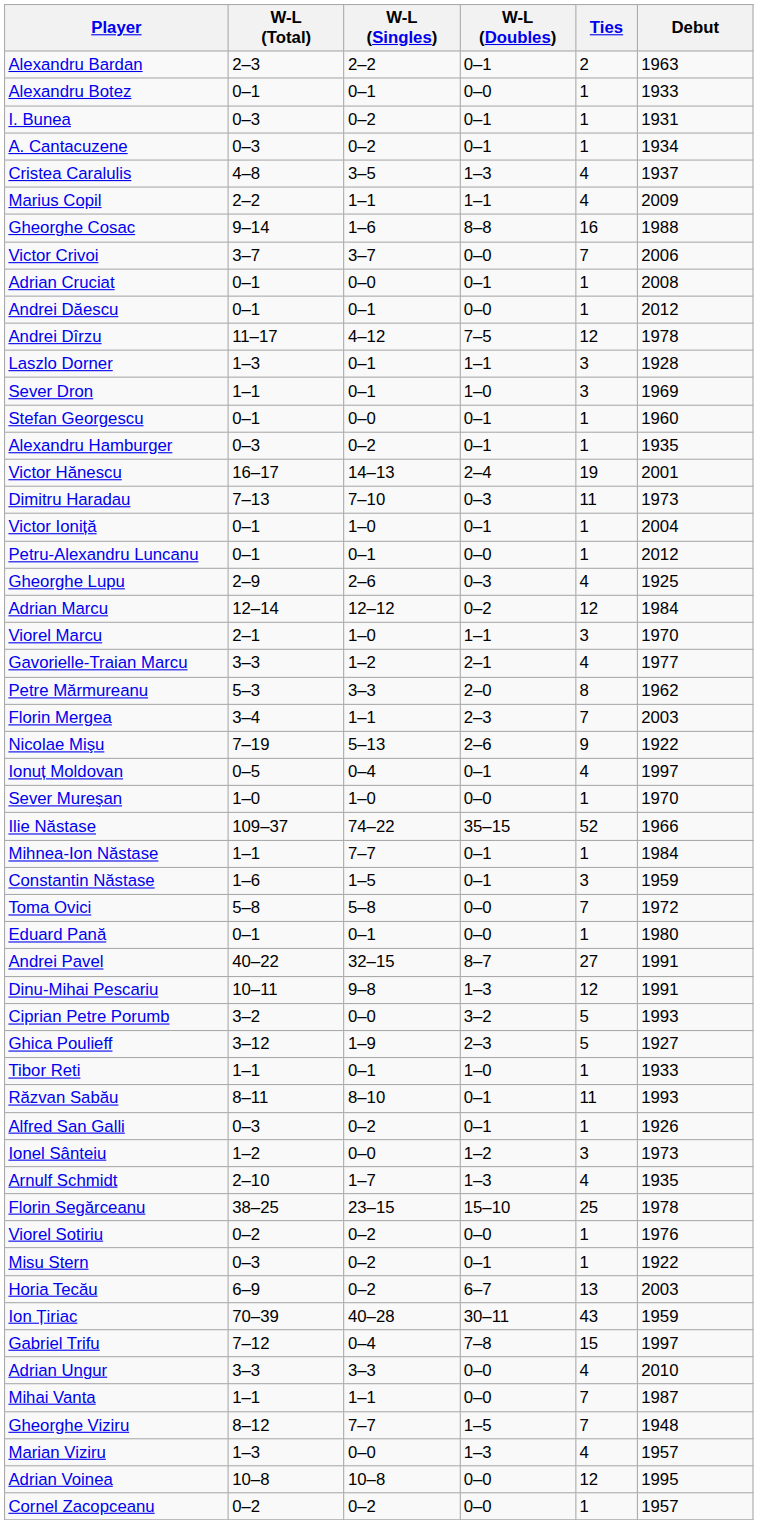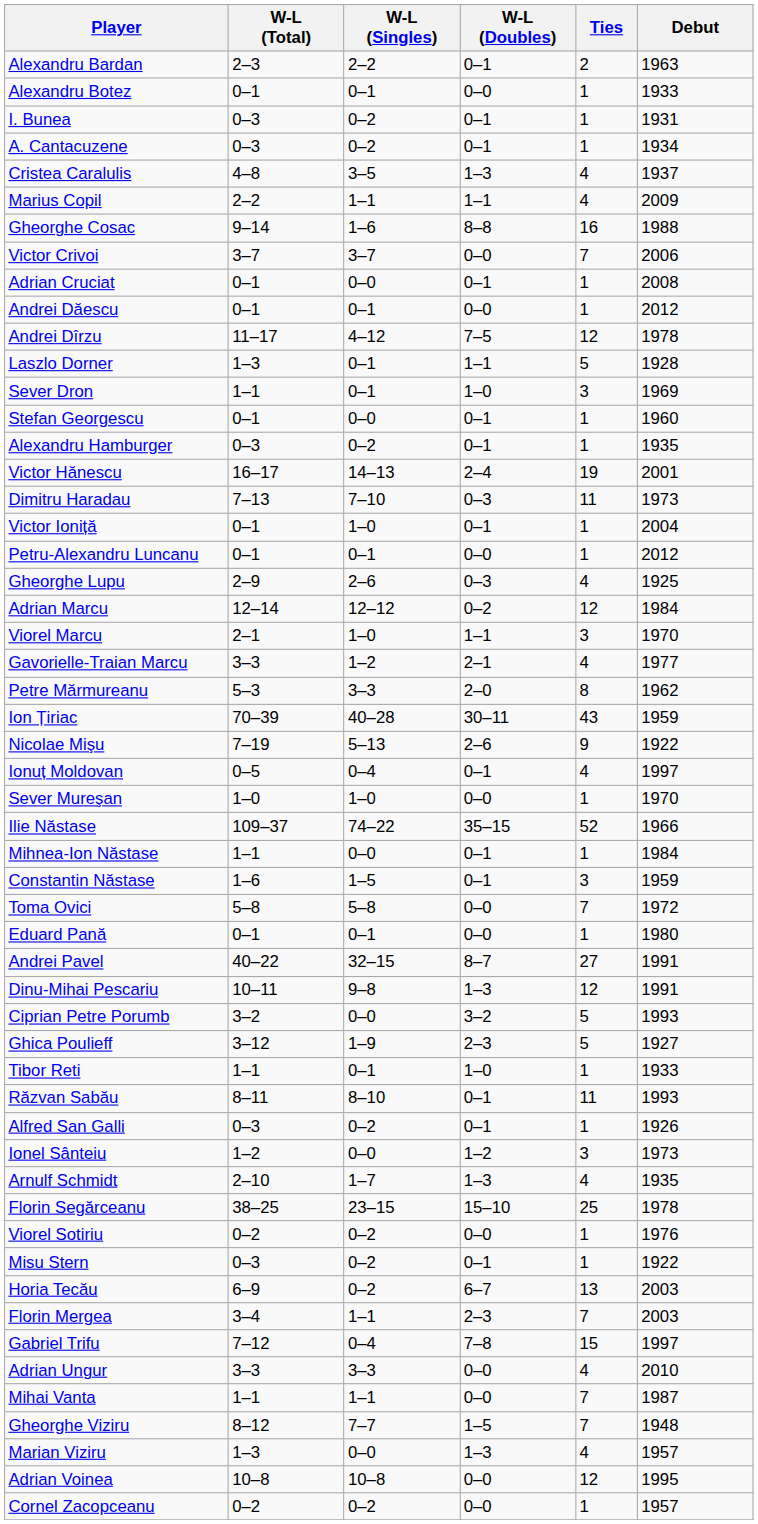(584, 363) 3 -> (584, 363) 5
rows swapped: (60, 717) <-> (43, 1315)
(362, 853) 7–7 -> (362, 853) 0–0
